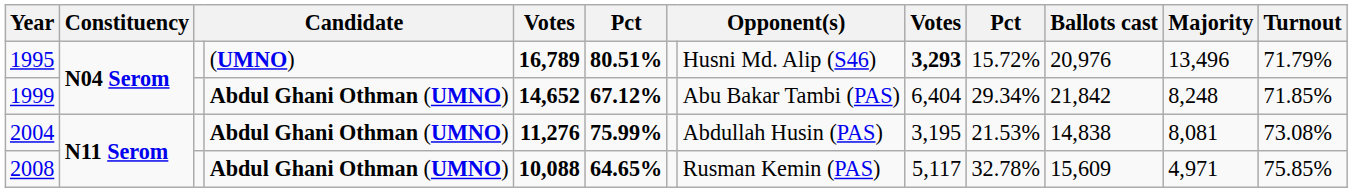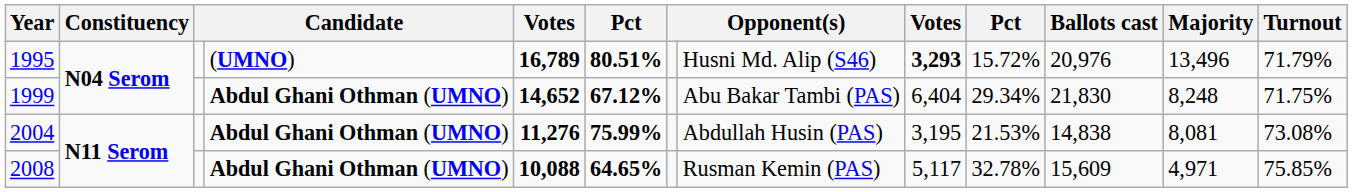(1081, 95) 21,842 -> (1081, 95) 21,830
(1298, 95) 71.85% -> (1298, 95) 71.75%
